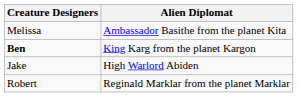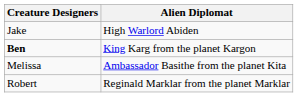rows swapped: (24, 30) <-> (17, 65)
